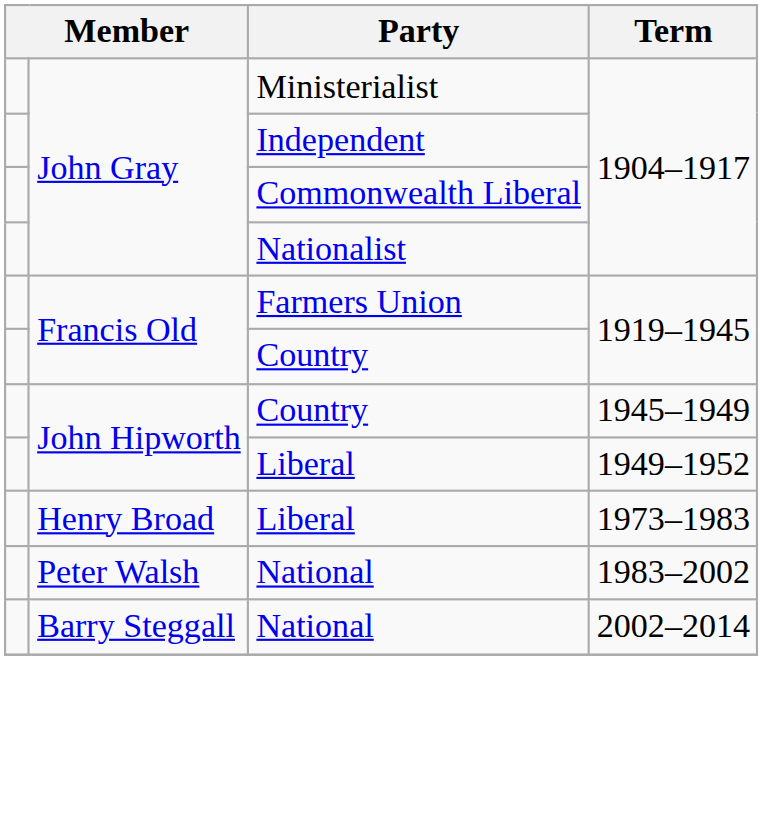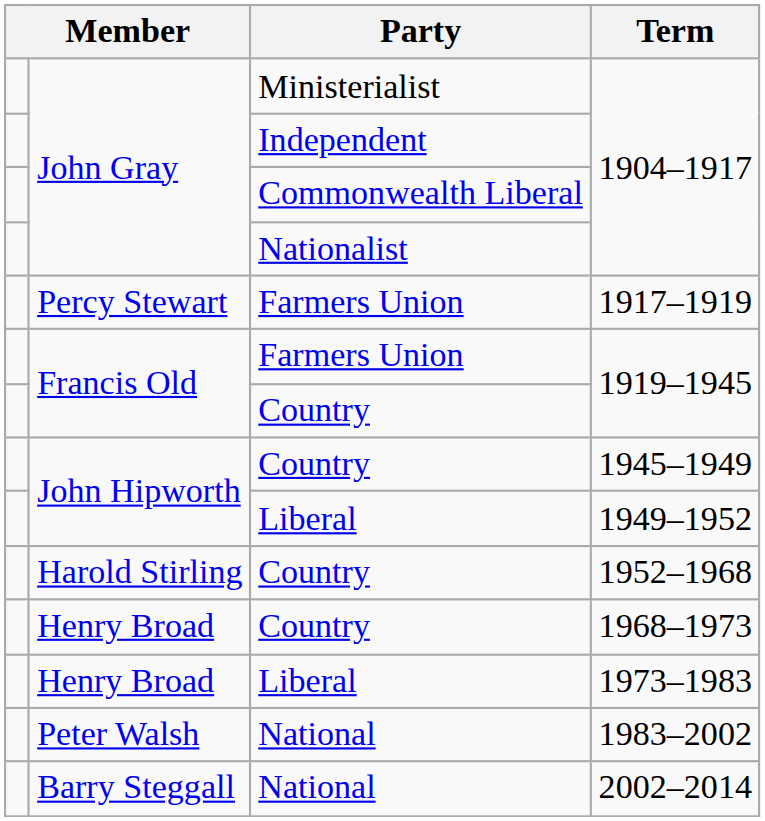+ row: (361, 301)
+ row: (314, 572)
+ row: (314, 626)
